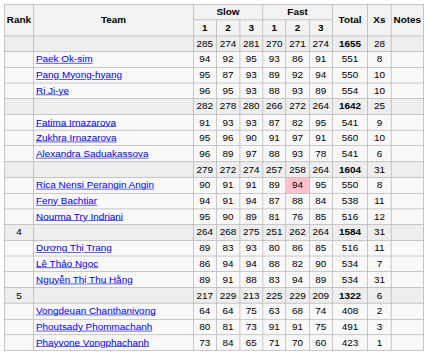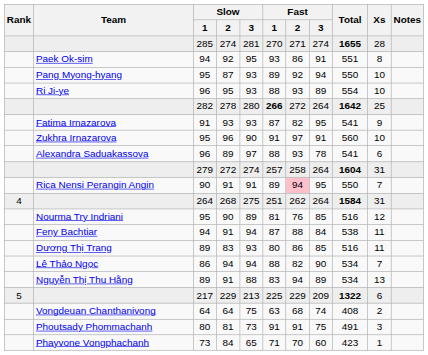(274, 106) normal -> (274, 106) bold
(379, 185) 8 -> (379, 185) 7
rows swapped: (67, 201) <-> (113, 232)
(379, 279) 31 -> (379, 279) 13
